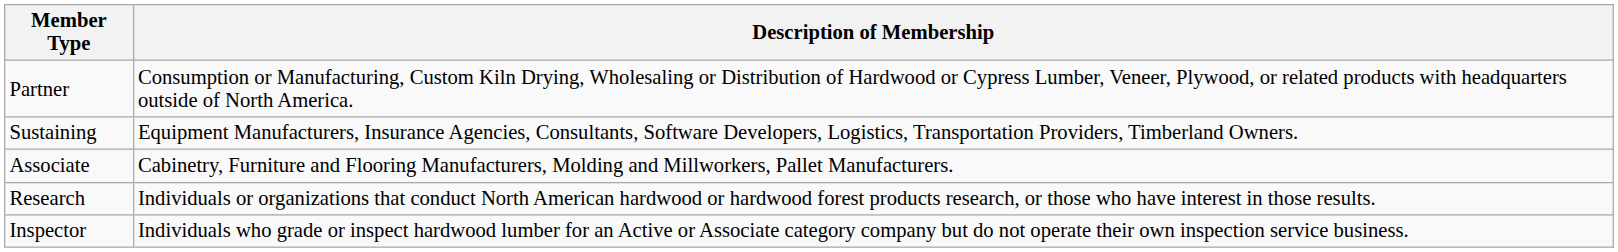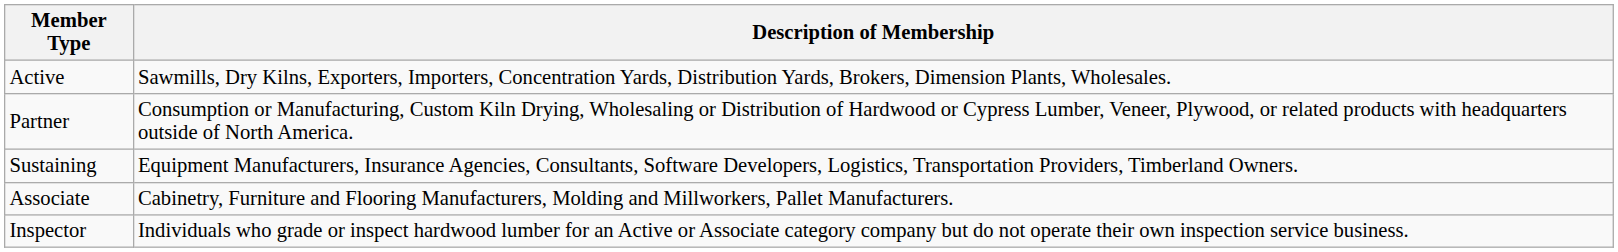+ row: (37, 76)
- row: (47, 198)
